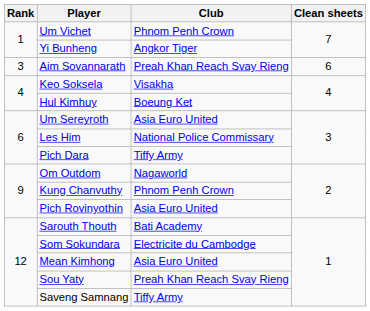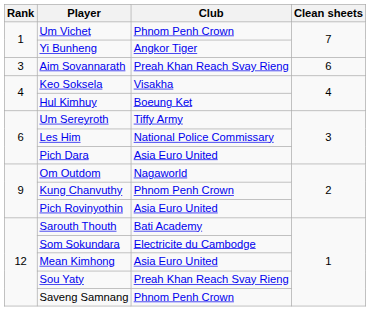(176, 119) Asia Euro United -> (158, 119) Tiffy Army
(158, 155) Tiffy Army -> (176, 155) Asia Euro United
(158, 297) Tiffy Army -> (184, 297) Phnom Penh Crown
